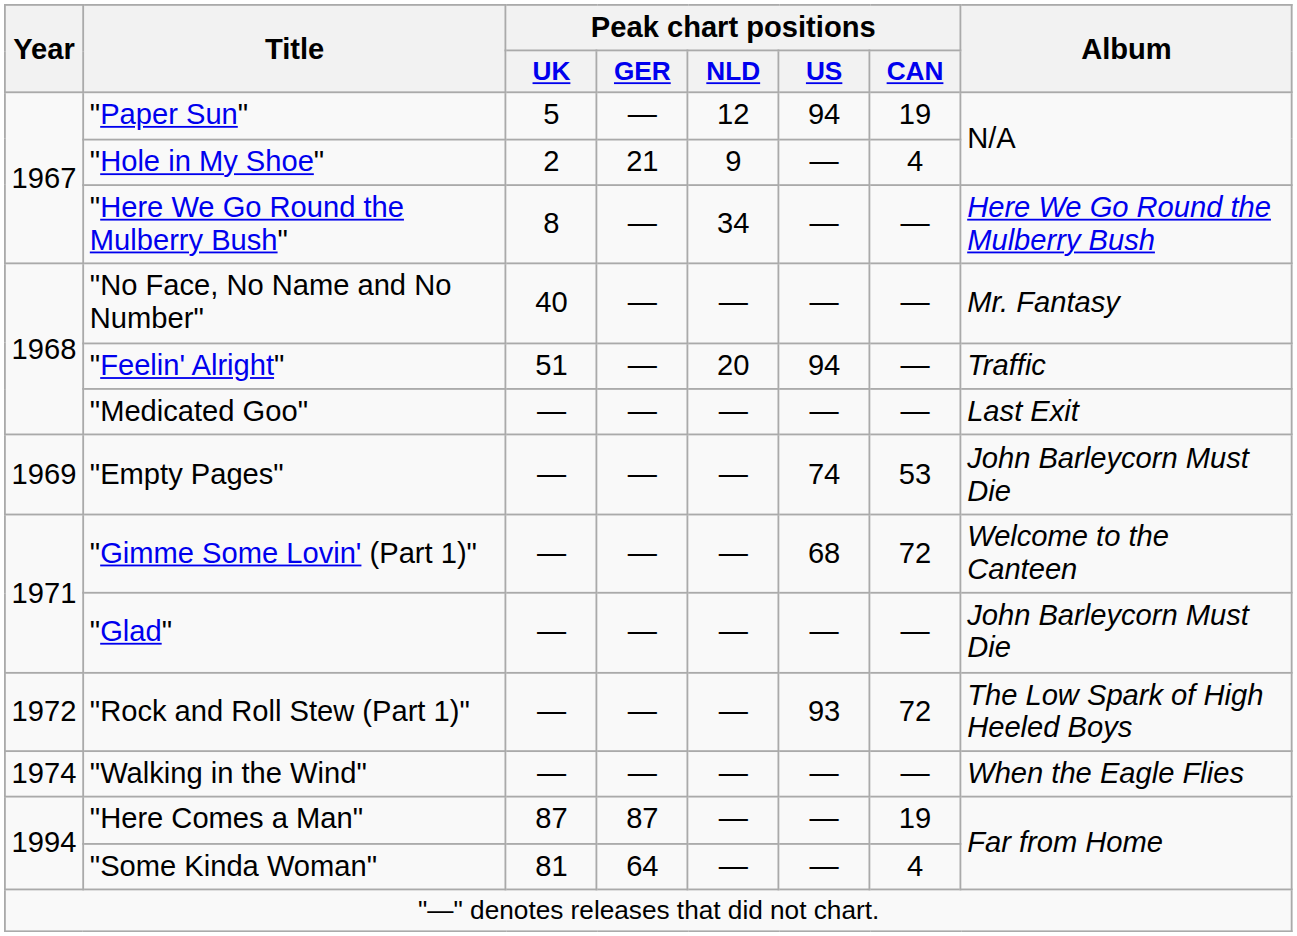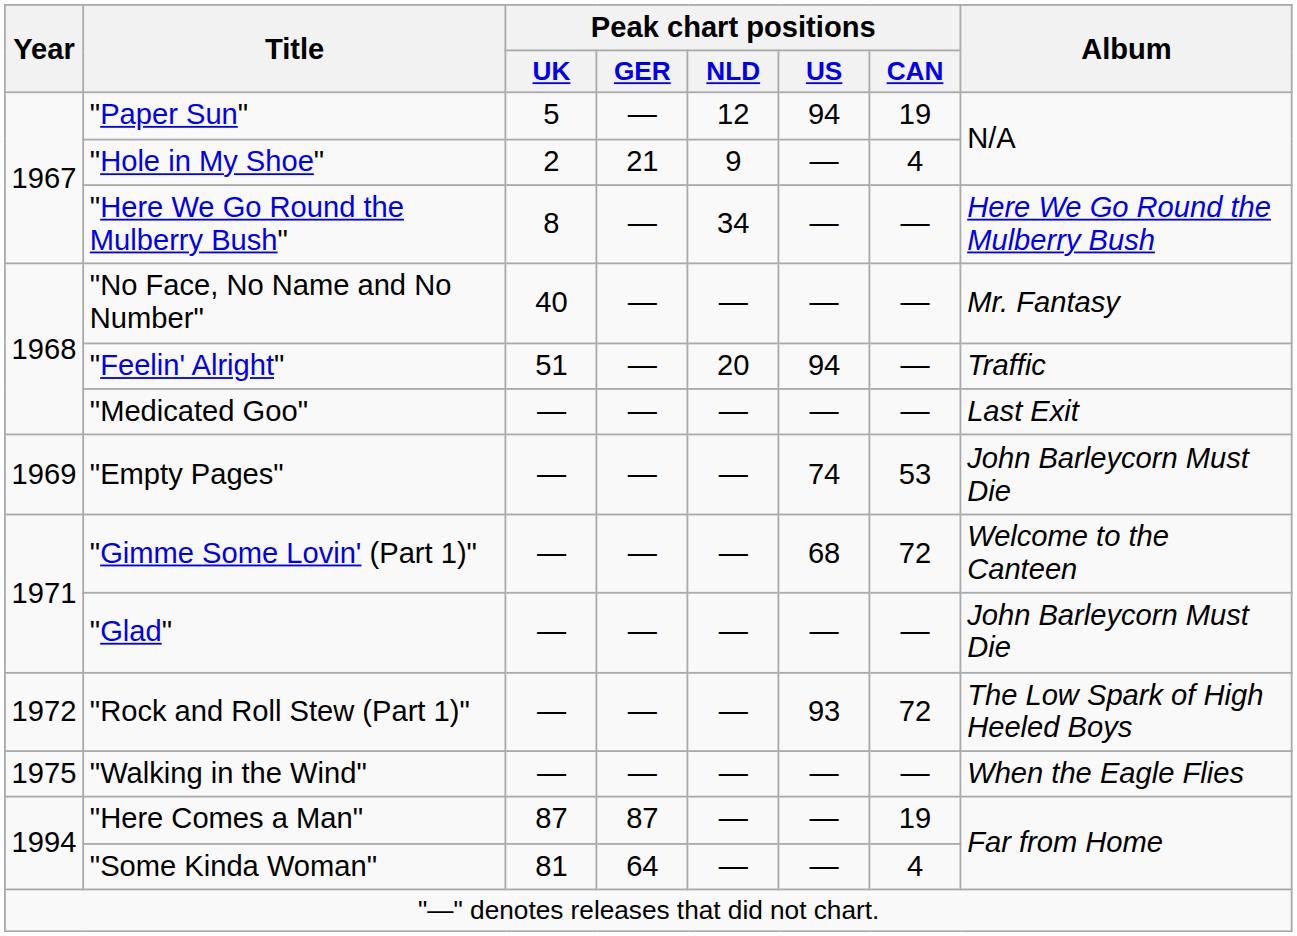(44, 773) 1974 -> (44, 773) 1975
